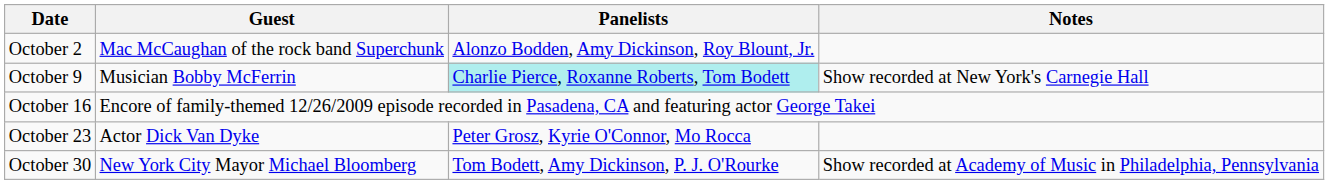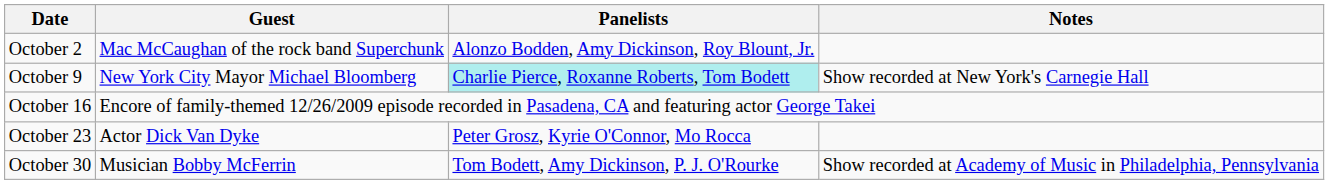(198, 77) Musician Bobby McFerrin -> (258, 77) New York City Mayor Michael Bloomberg
(258, 164) New York City Mayor Michael Bloomberg -> (198, 164) Musician Bobby McFerrin
